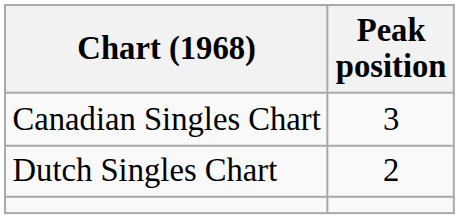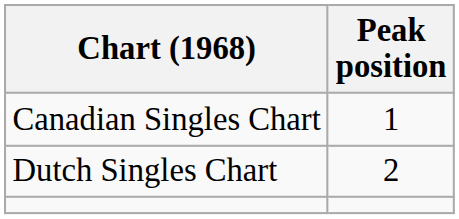(391, 118) 3 -> (391, 118) 1
